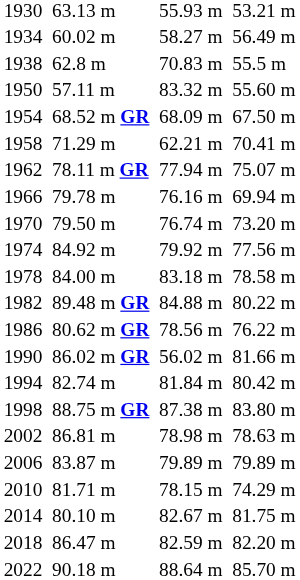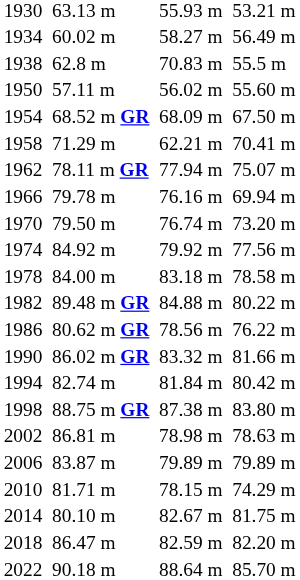(191, 90) 83.32 m -> (191, 90) 56.02 m
(191, 356) 56.02 m -> (191, 356) 83.32 m
